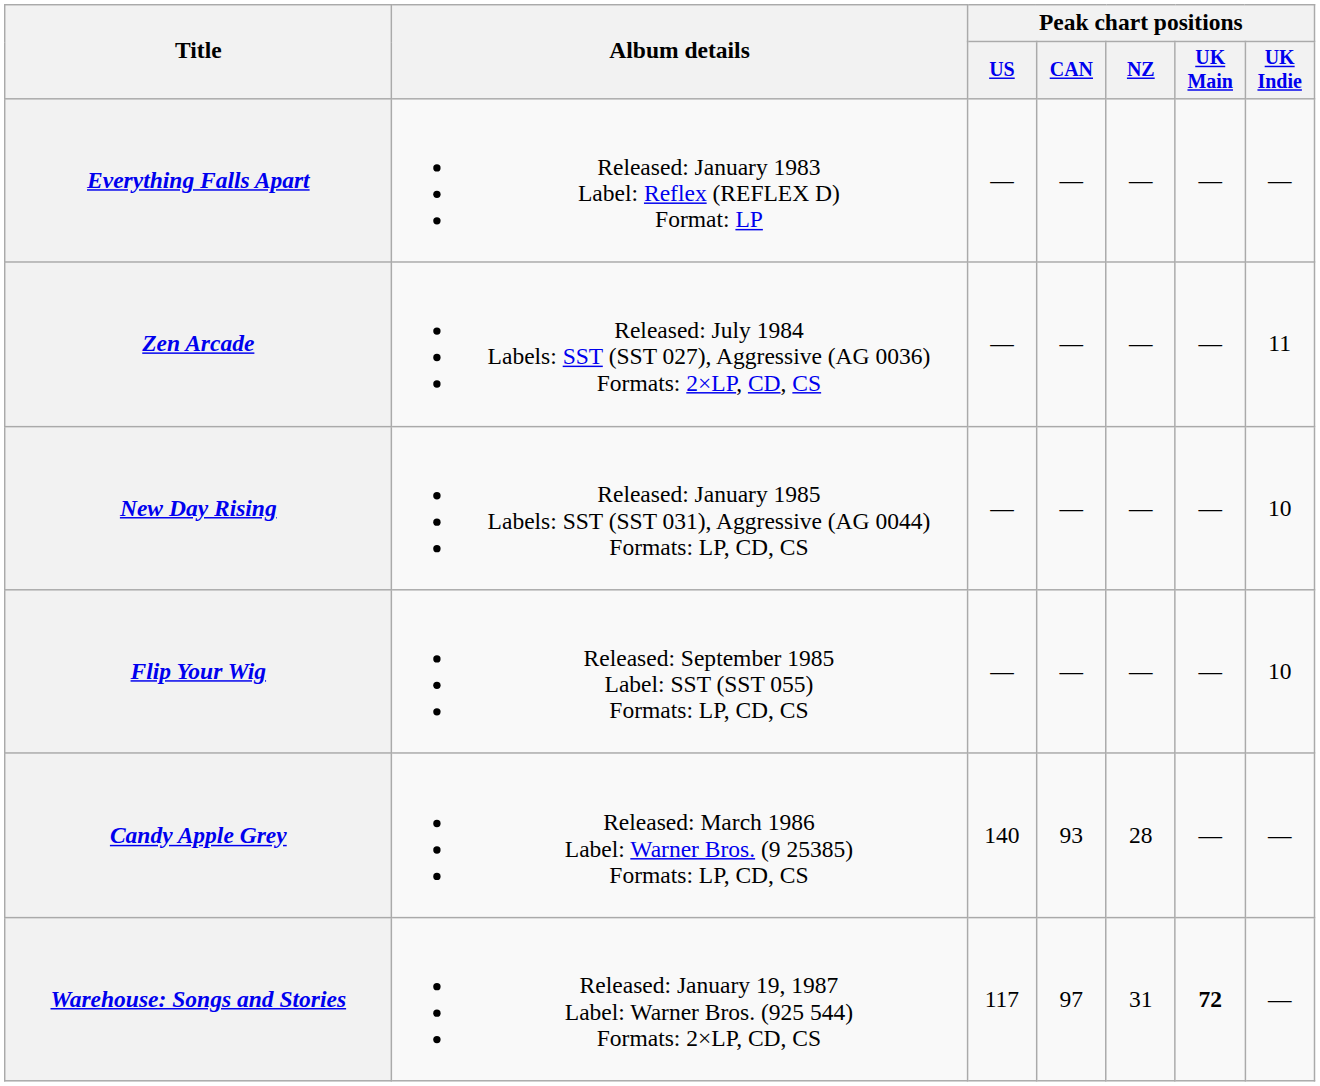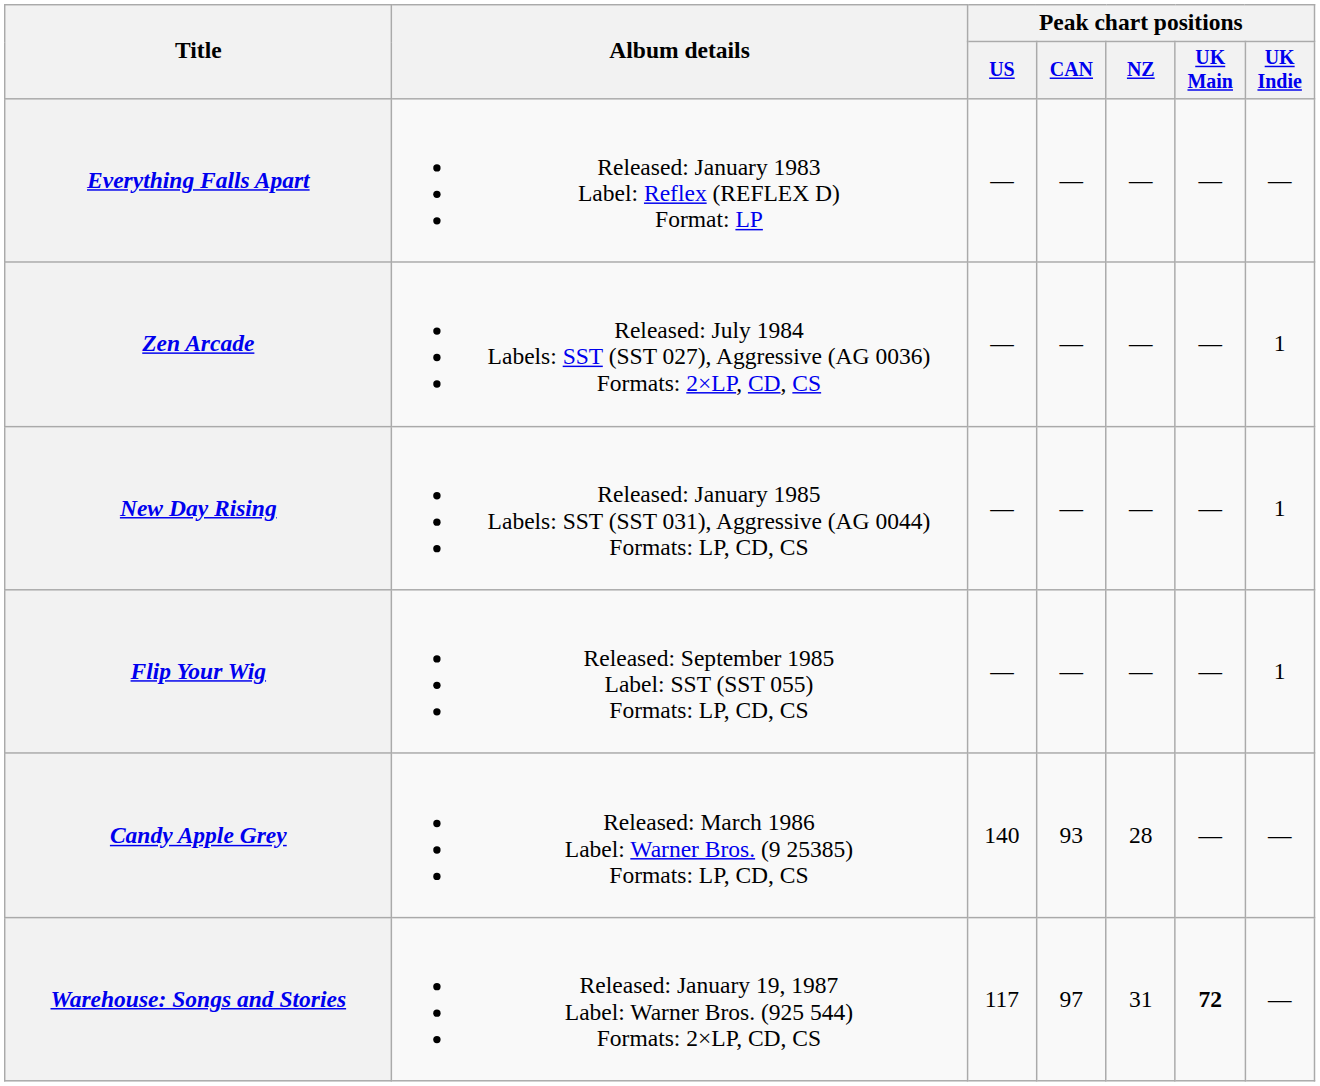(1280, 343) 11 -> (1280, 343) 1
(1280, 507) 10 -> (1280, 507) 1
(1280, 671) 10 -> (1280, 671) 1
